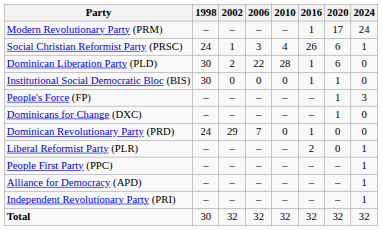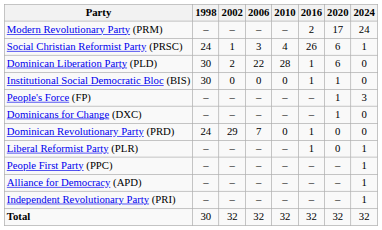(311, 30) 1 -> (311, 30) 2
(311, 149) 2 -> (311, 149) 1
